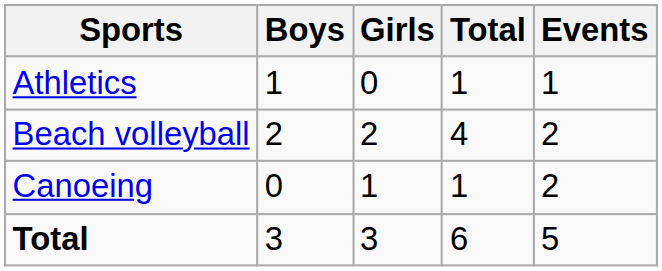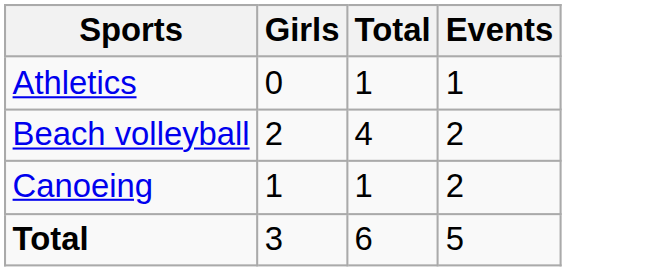- column: (305, 30)
